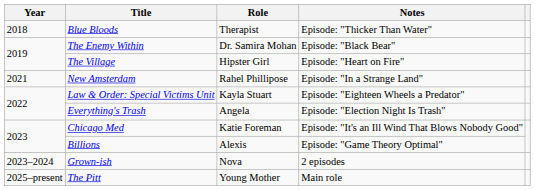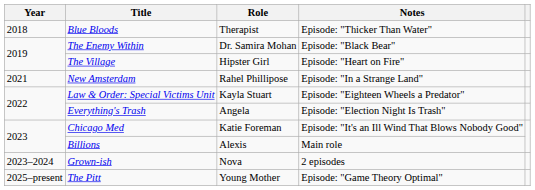(372, 144) Episode: "Game Theory Optimal" -> (322, 144) Main role
(322, 177) Main role -> (372, 177) Episode: "Game Theory Optimal"
